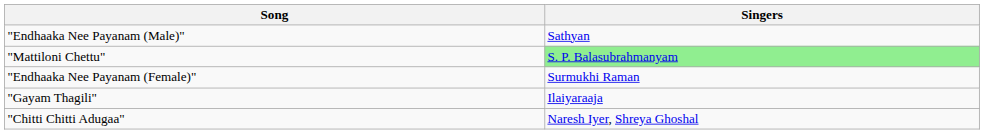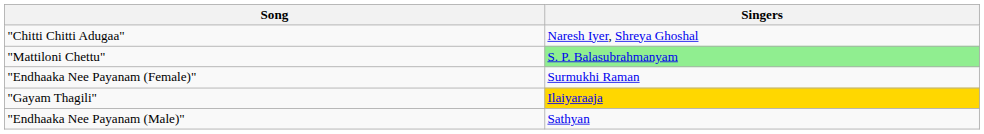rows swapped: (66, 118) <-> (96, 35)
(575, 98) no background -> (575, 98) gold background
